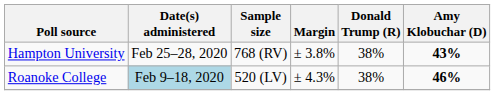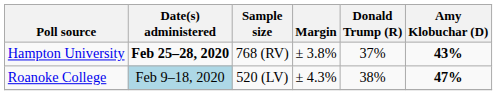(179, 54) normal -> (180, 54) bold
(371, 54) 38% -> (373, 54) 37%
(447, 77) 46% -> (448, 77) 47%
